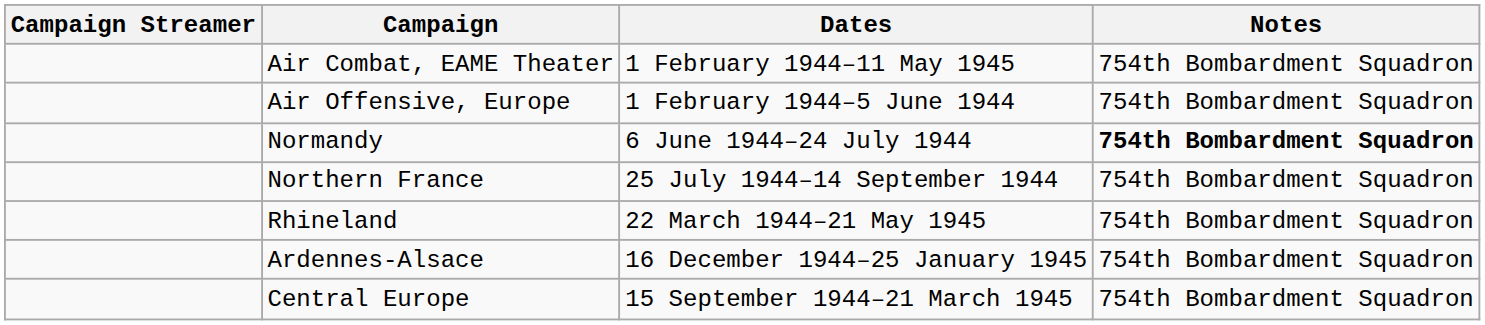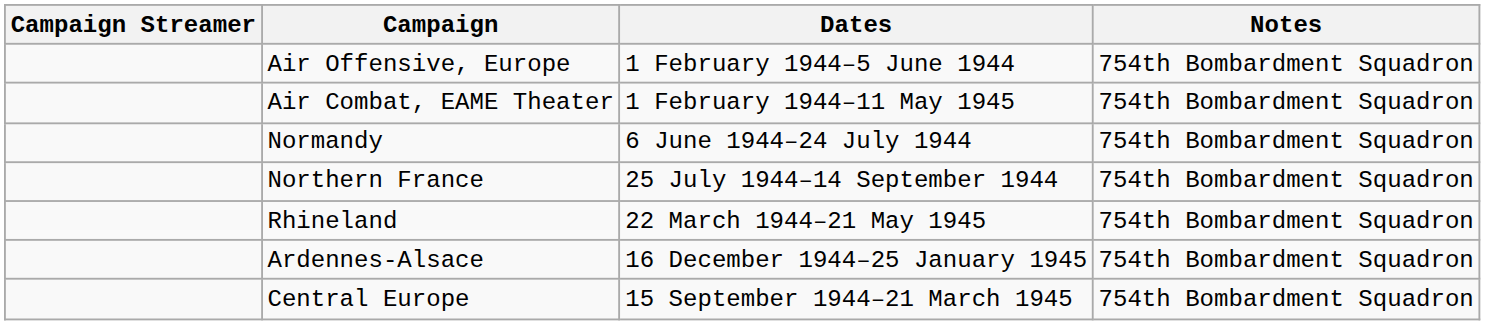rows swapped: (419, 103) <-> (441, 64)
(1286, 142) bold -> (1286, 142) normal
